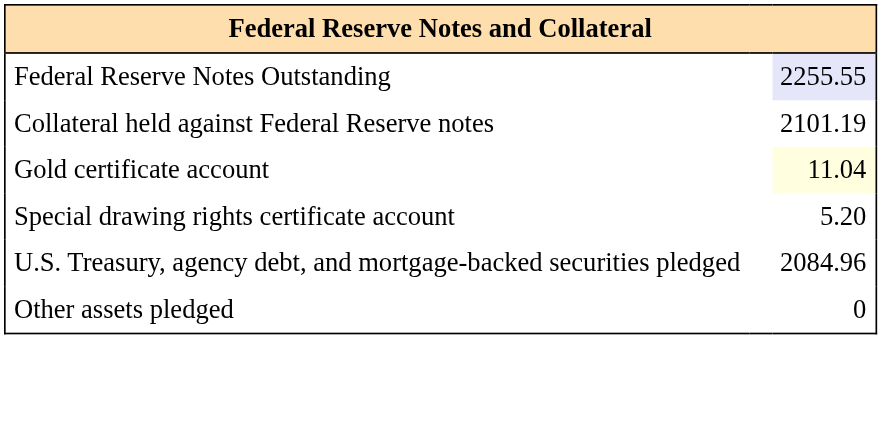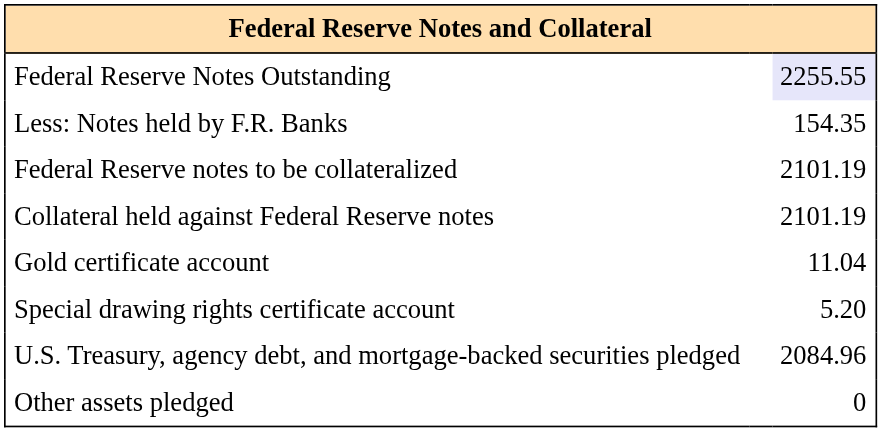+ row: (181, 123)
+ row: (236, 169)
(837, 169) lightyellow background -> (837, 262) no background
